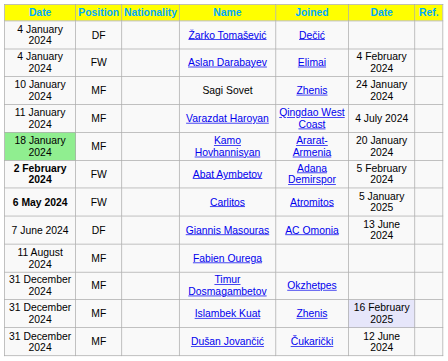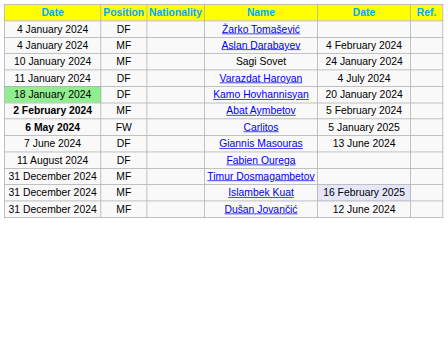- column: (312, 13)
(99, 63) FW -> (124, 46) MF
(99, 119) MF -> (124, 78) DF
(99, 147) MF -> (124, 95) DF
(99, 175) FW -> (124, 111) MF
(99, 258) MF -> (124, 160) DF
